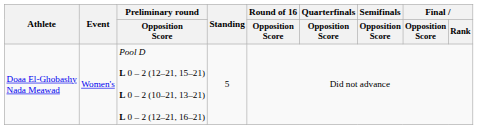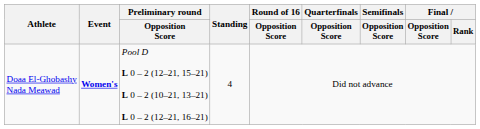(98, 84) normal -> (99, 84) bold
(227, 84) 5 -> (230, 84) 4
